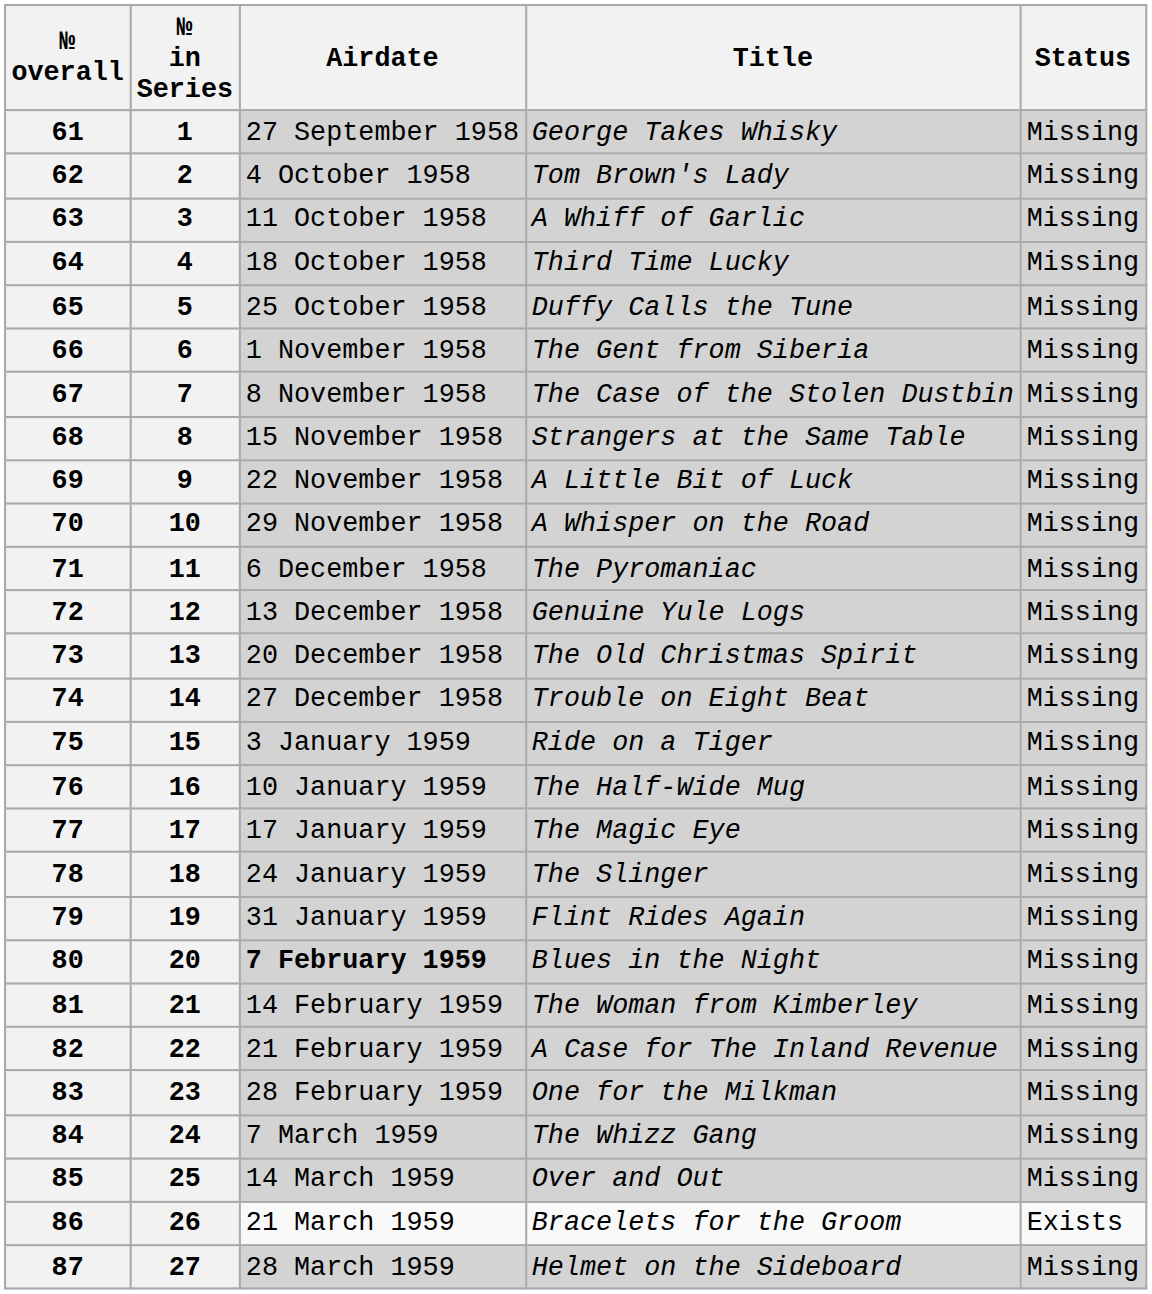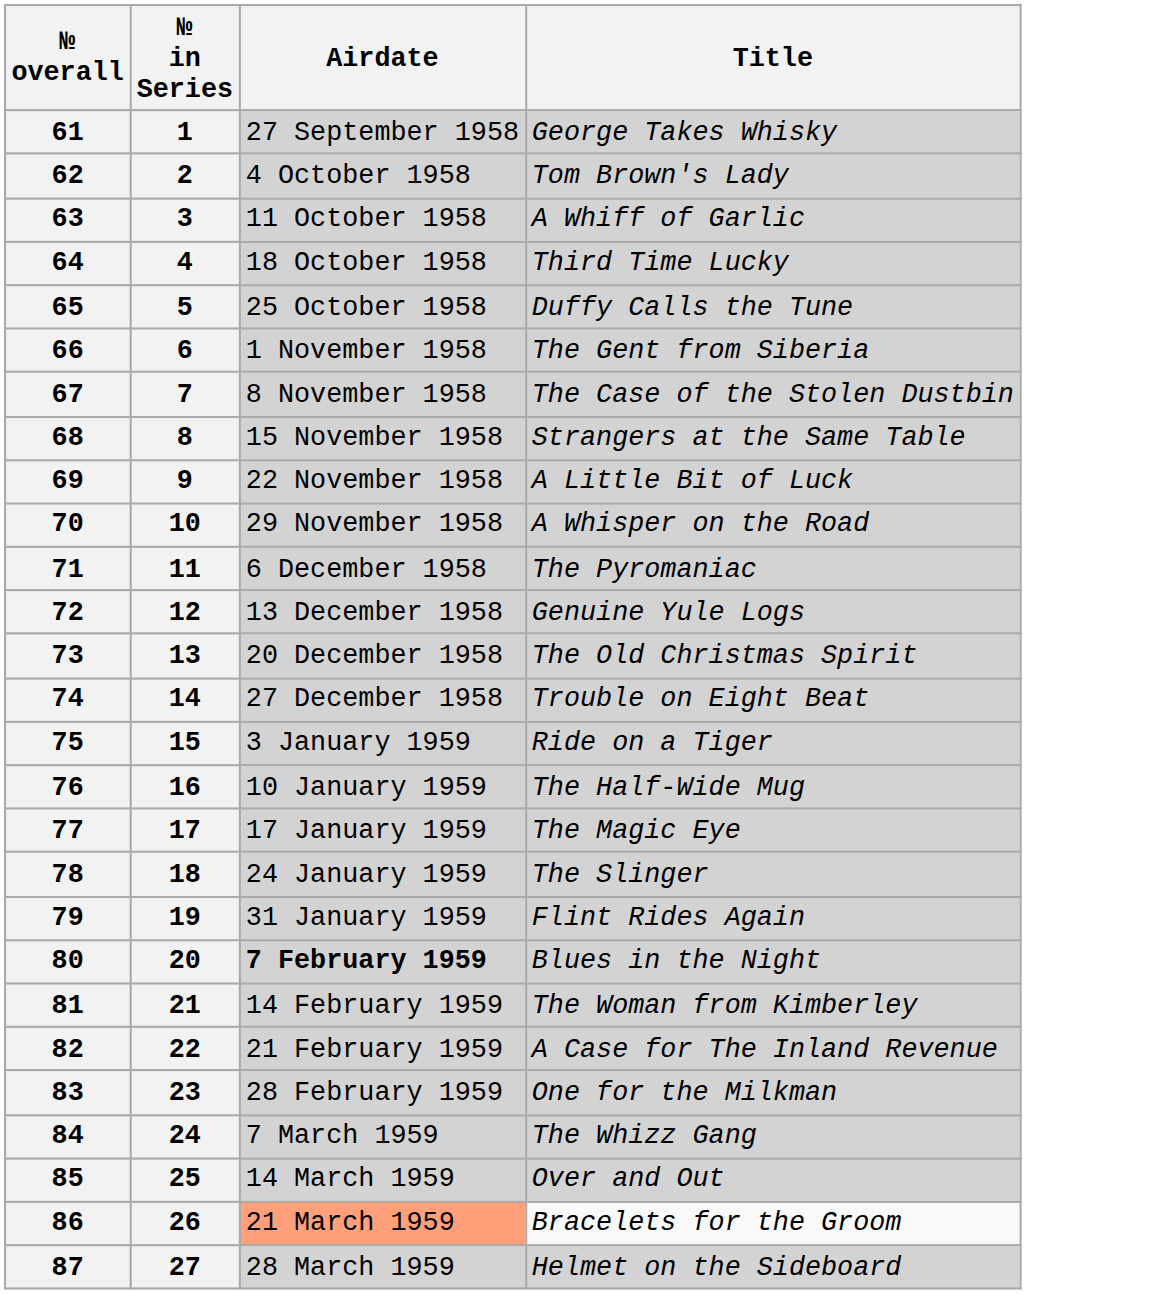- column: (1083, 58)
(350, 1223) no background -> (350, 1223) lightsalmon background
